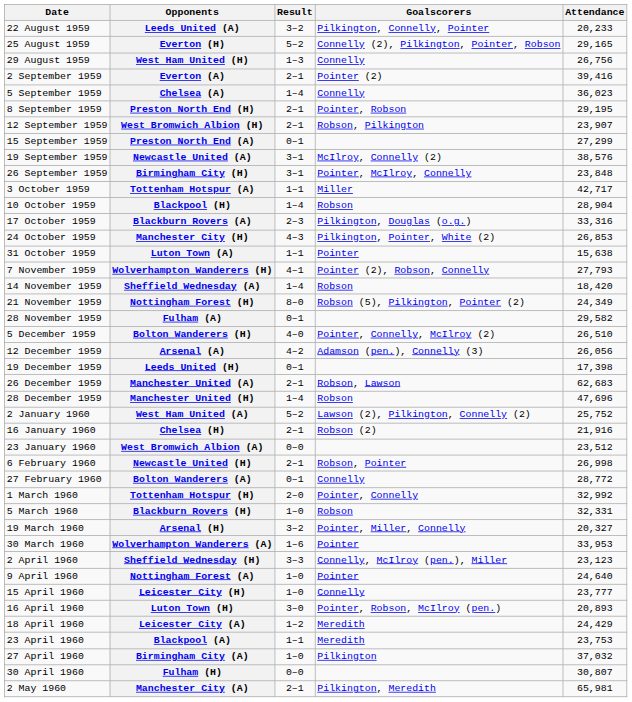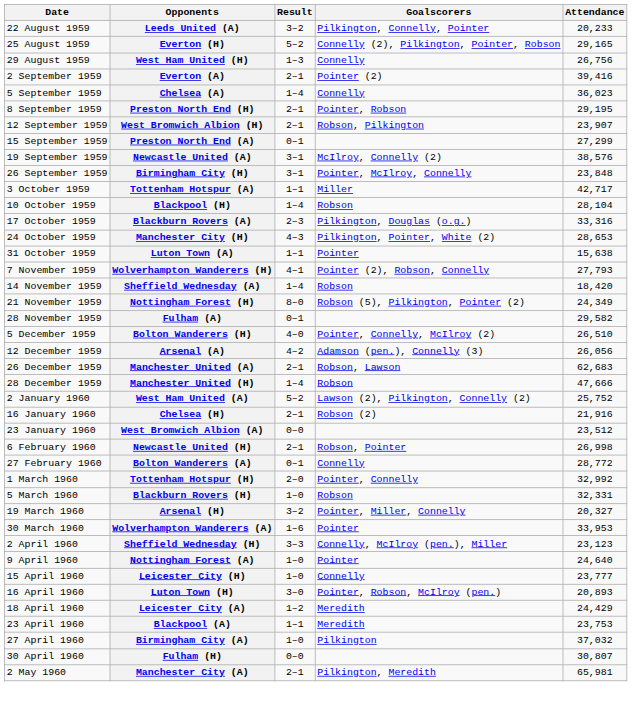(595, 206) 28,904 -> (595, 206) 28,104
(595, 238) 26,853 -> (595, 238) 28,653
- row: (192, 367)
(595, 399) 47,696 -> (595, 383) 47,666
